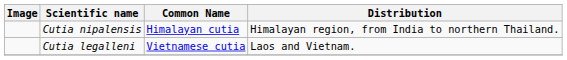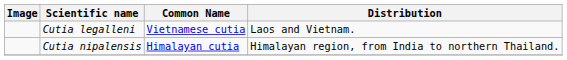rows swapped: (92, 30) <-> (89, 46)
